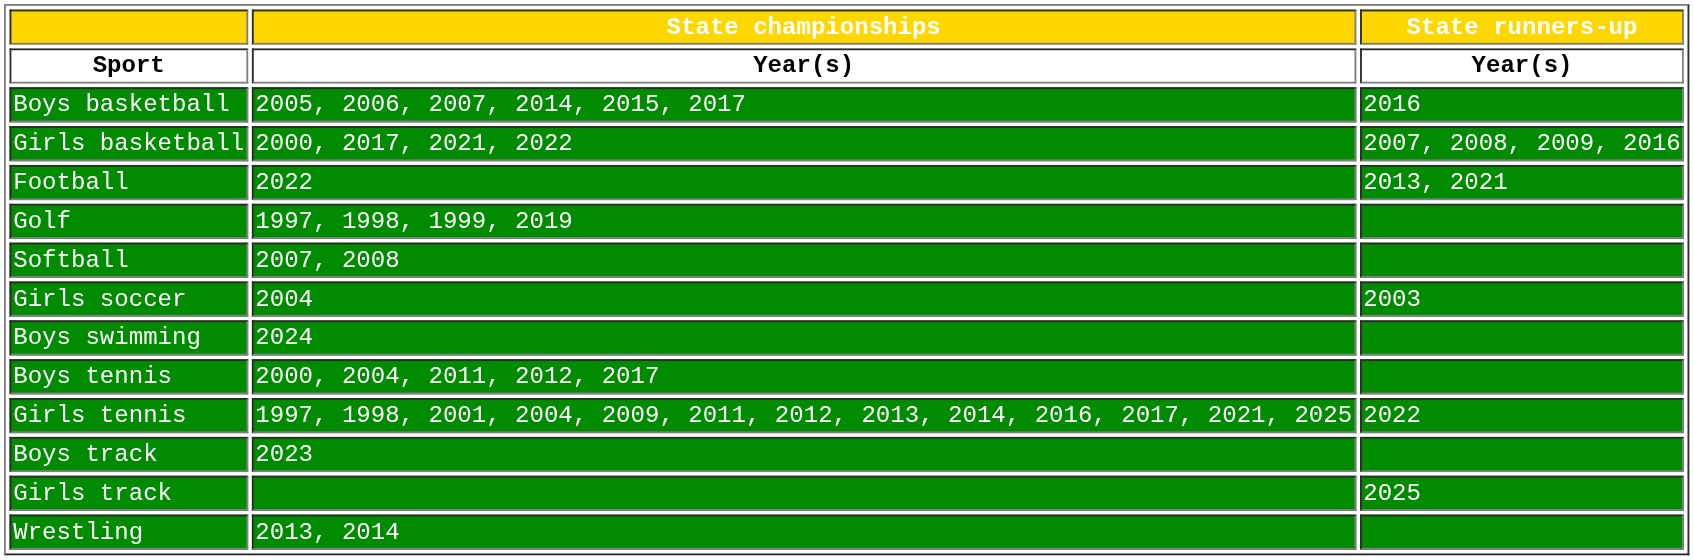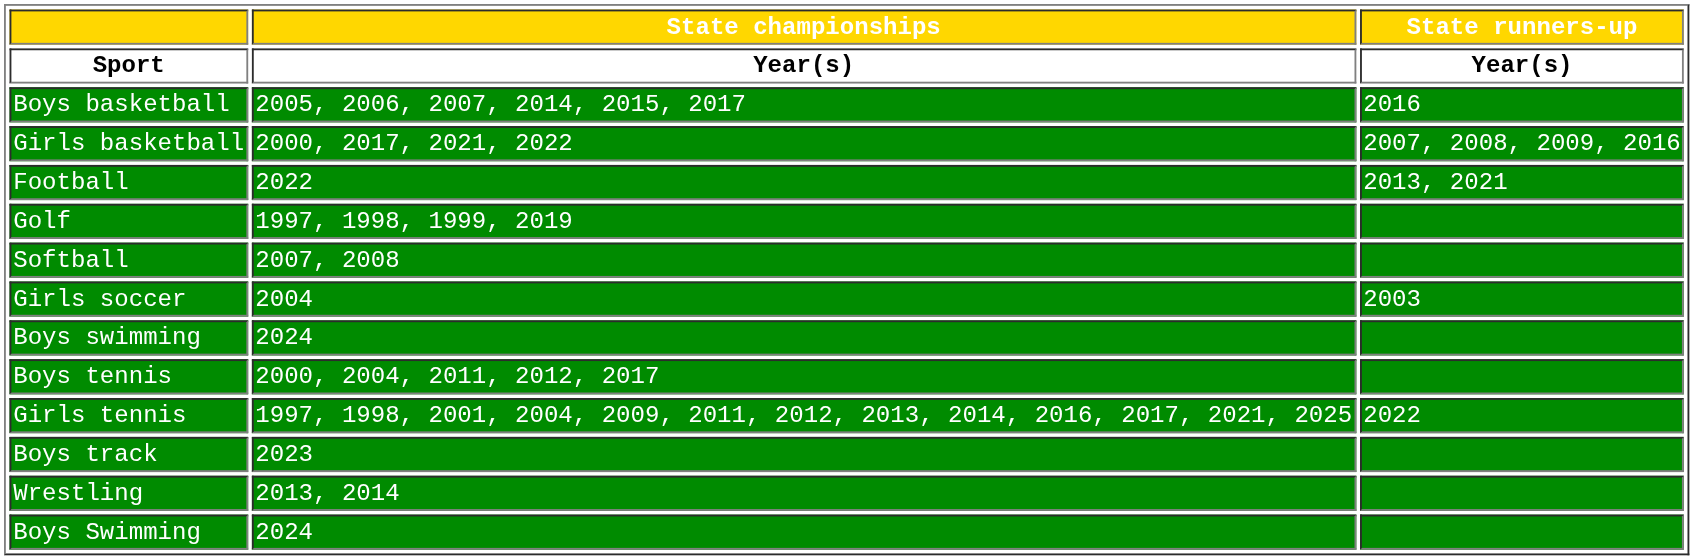- row: (93, 493)
+ row: (107, 532)
